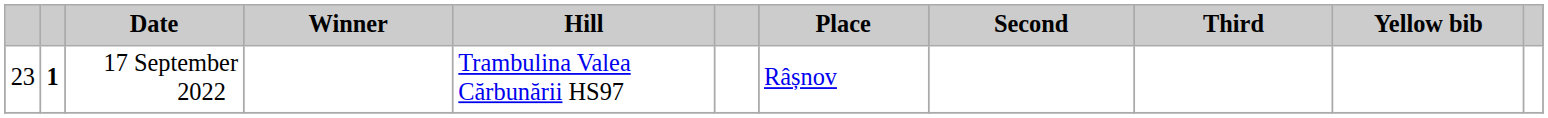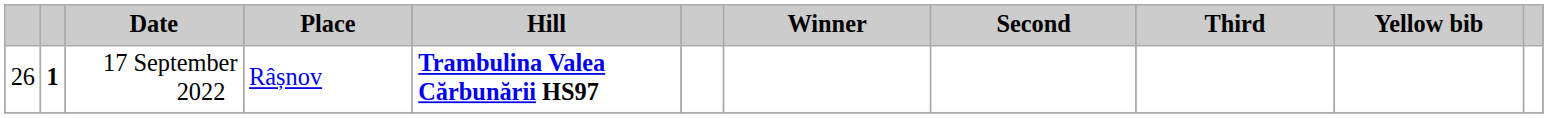columns swapped: (843, 24) <-> (348, 24)
(23, 78) 23 -> (23, 78) 26
(545, 78) normal -> (512, 78) bold
